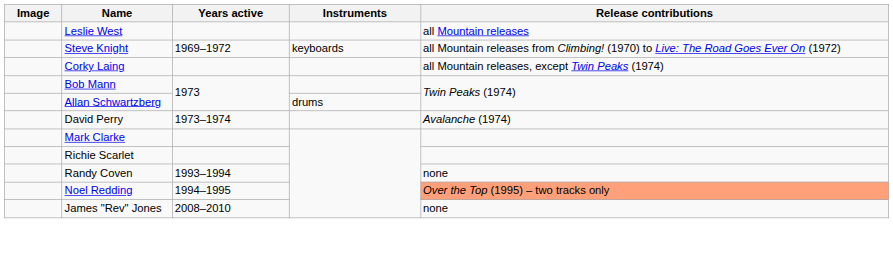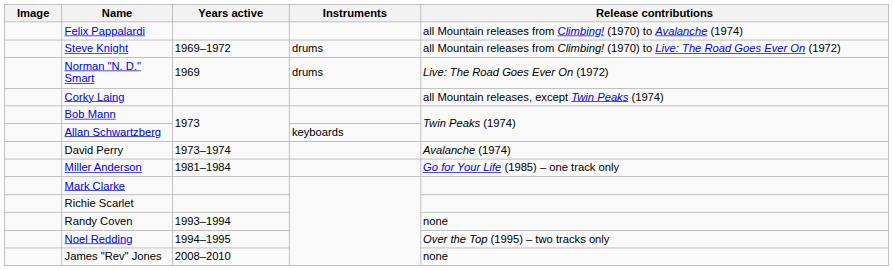- row: (93, 31)
+ row: (105, 31)
(318, 48) keyboards -> (307, 48) drums
+ row: (103, 72)
(307, 102) drums -> (318, 132) keyboards
+ row: (103, 168)
(516, 191) lightsalmon background -> (516, 239) no background
